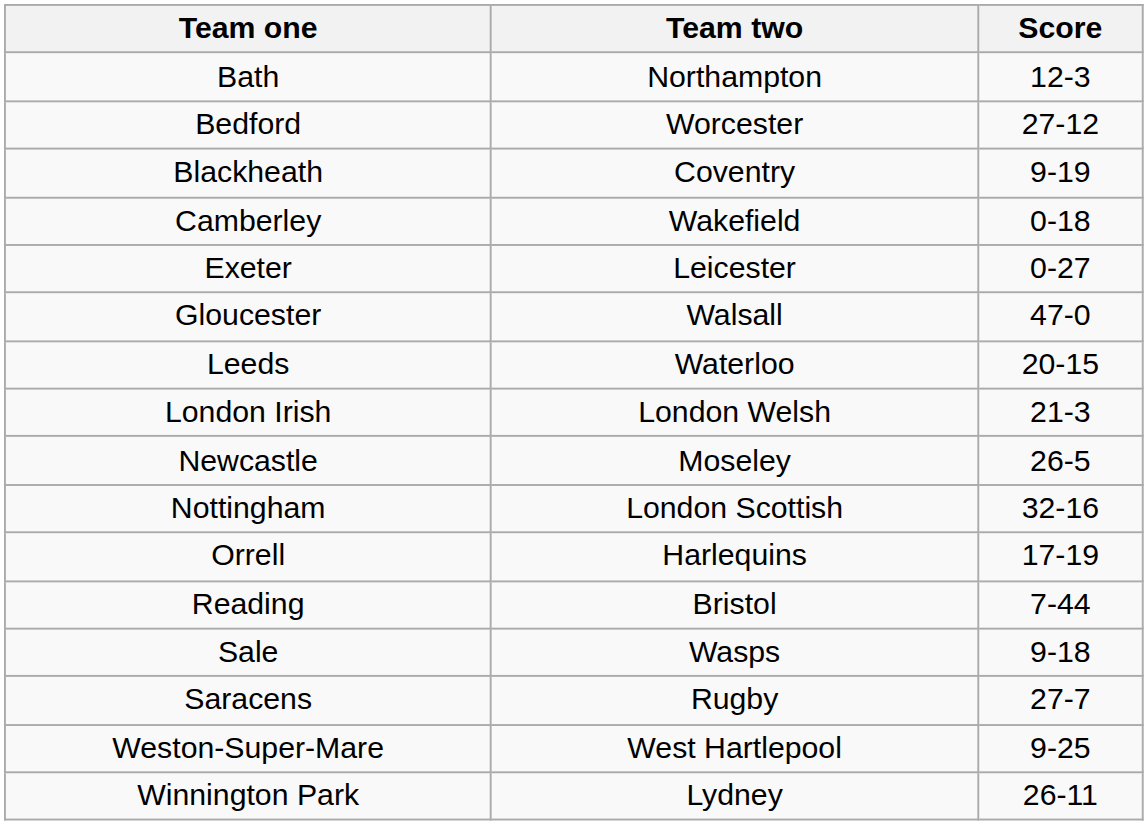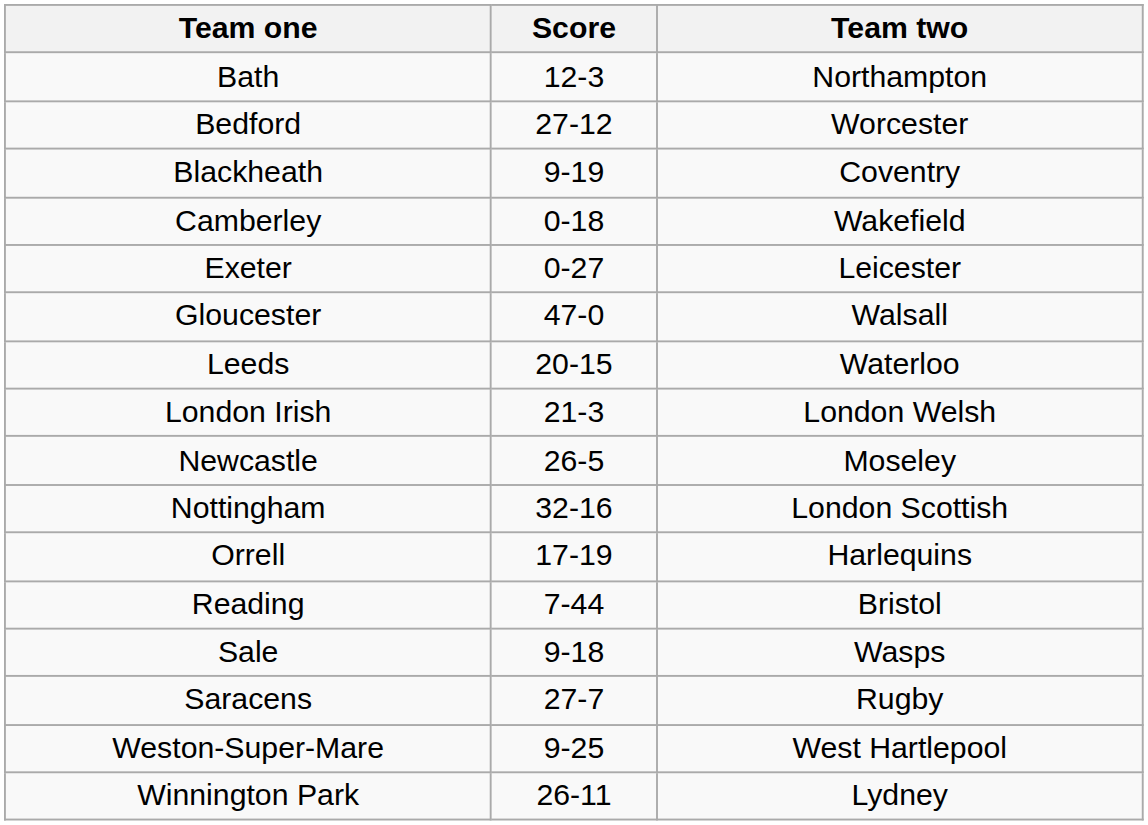columns swapped: (735, 28) <-> (1060, 28)
